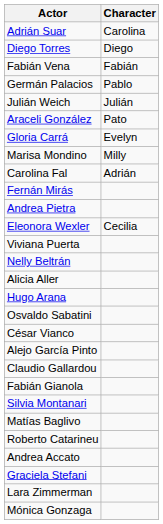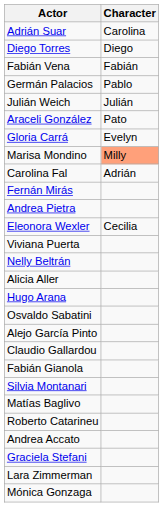(115, 155) no background -> (115, 155) lightsalmon background
- row: (40, 333)
